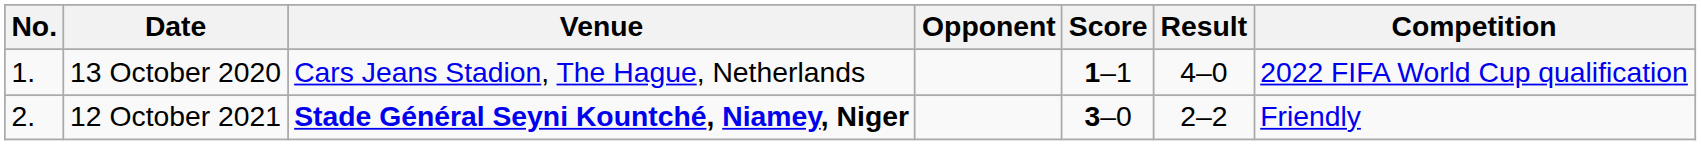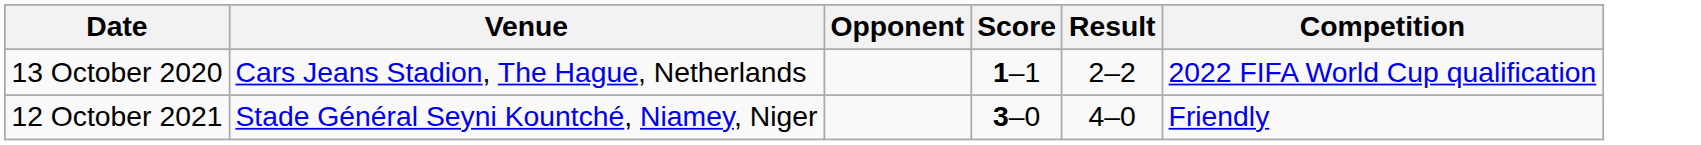- column: (34, 26)
(1204, 71) 4–0 -> (1112, 71) 2–2
(602, 116) bold -> (526, 116) normal
(1204, 116) 2–2 -> (1112, 116) 4–0
